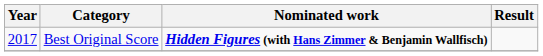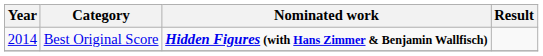(22, 39) 2017 -> (22, 39) 2014
